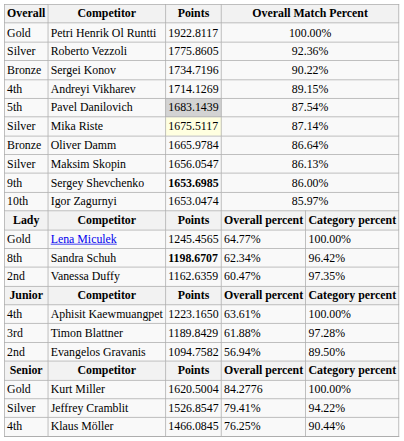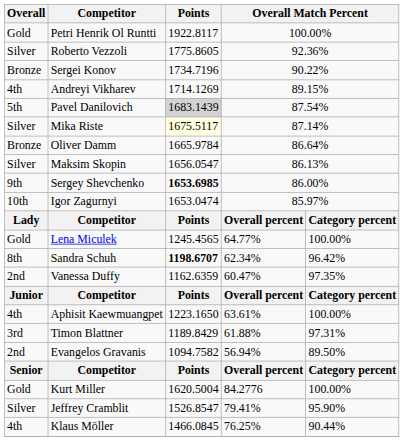(327, 333) 97.28% -> (327, 333) 97.31%
(327, 408) 94.22% -> (327, 408) 95.90%
